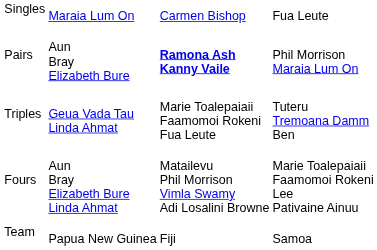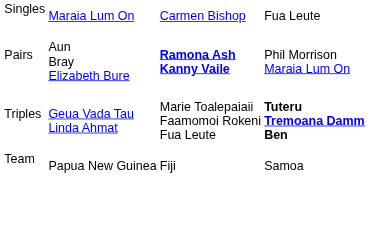(321, 121) normal -> (314, 121) bold
- row: (20, 180)
